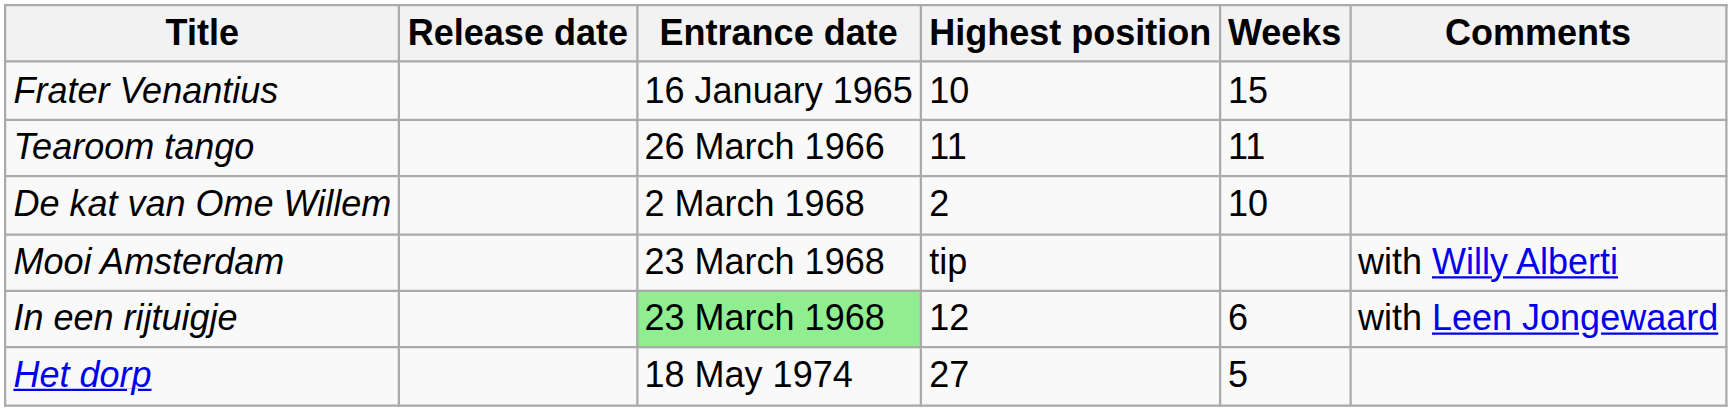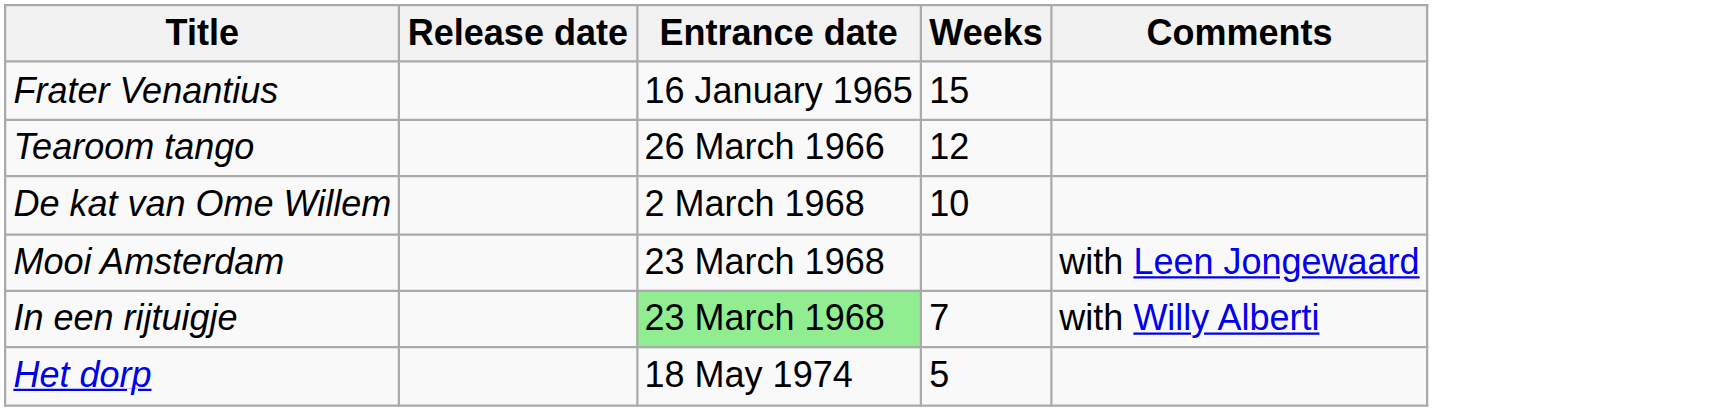- column: (1070, 33)
(1247, 147) 11 -> (949, 147) 12
(1488, 261) with Willy Alberti -> (1239, 261) with Leen Jongewaard
(1238, 318) 6 -> (939, 318) 7
(1538, 318) with Leen Jongewaard -> (1189, 318) with Willy Alberti
